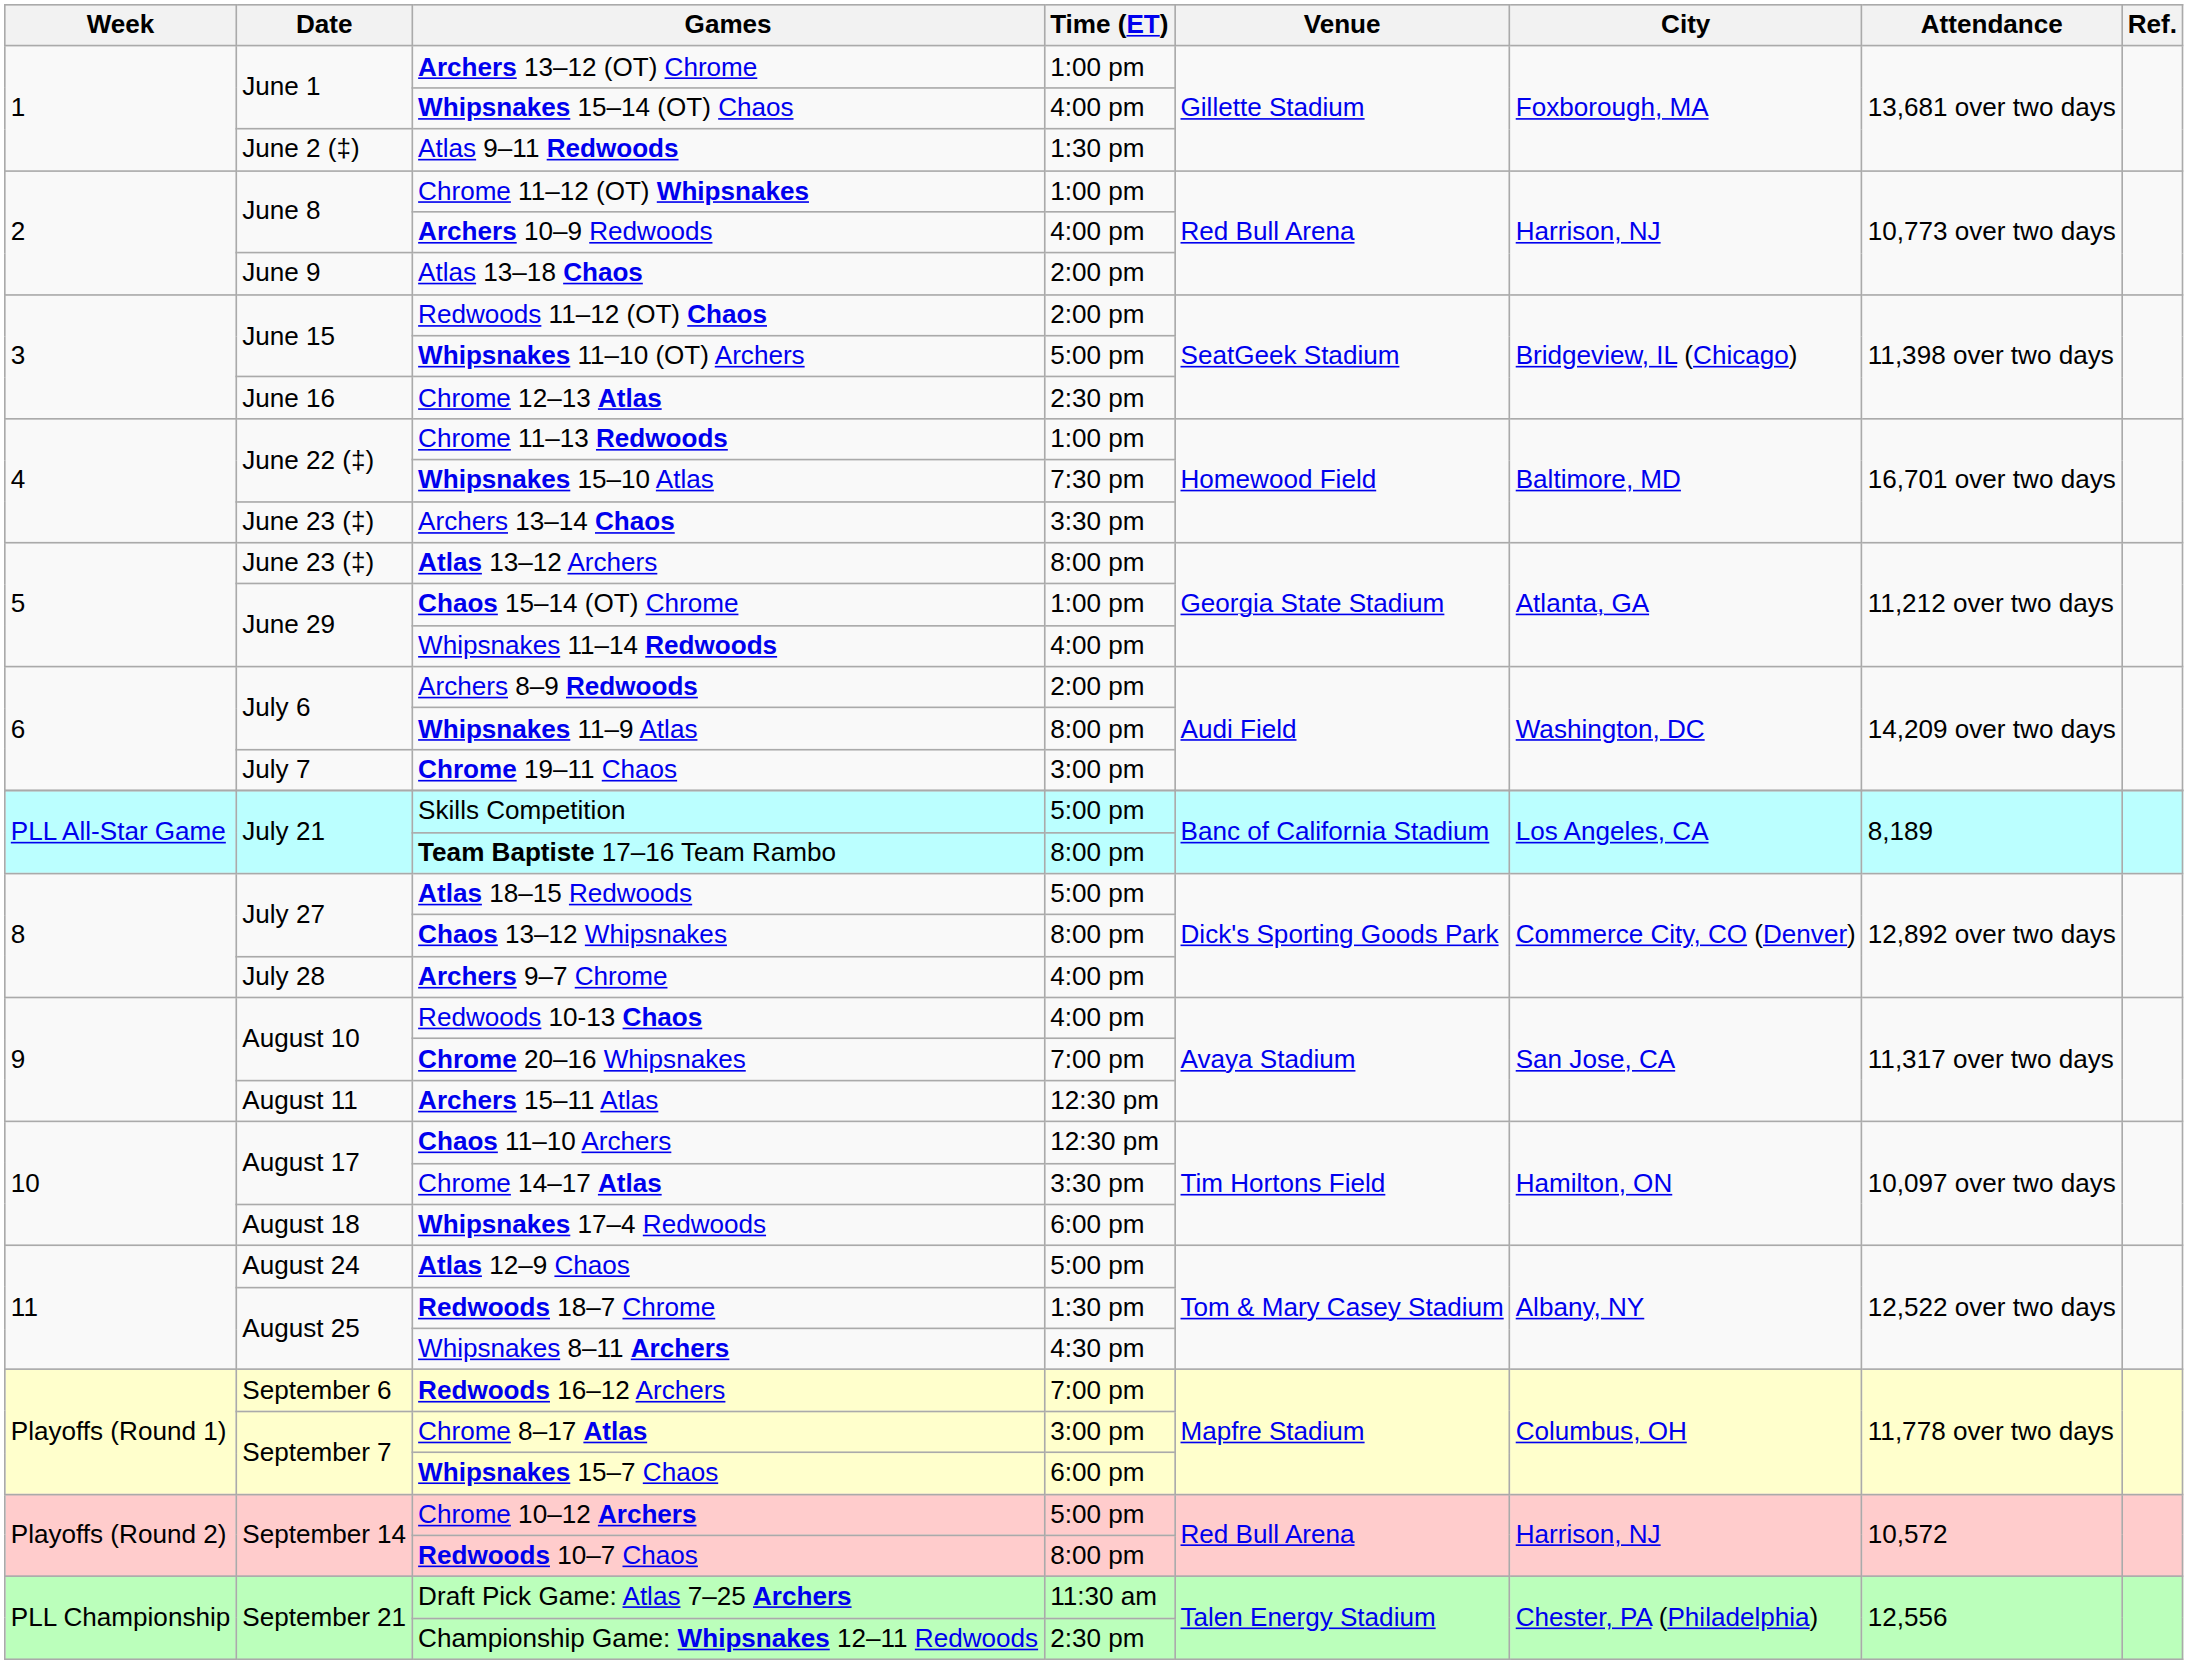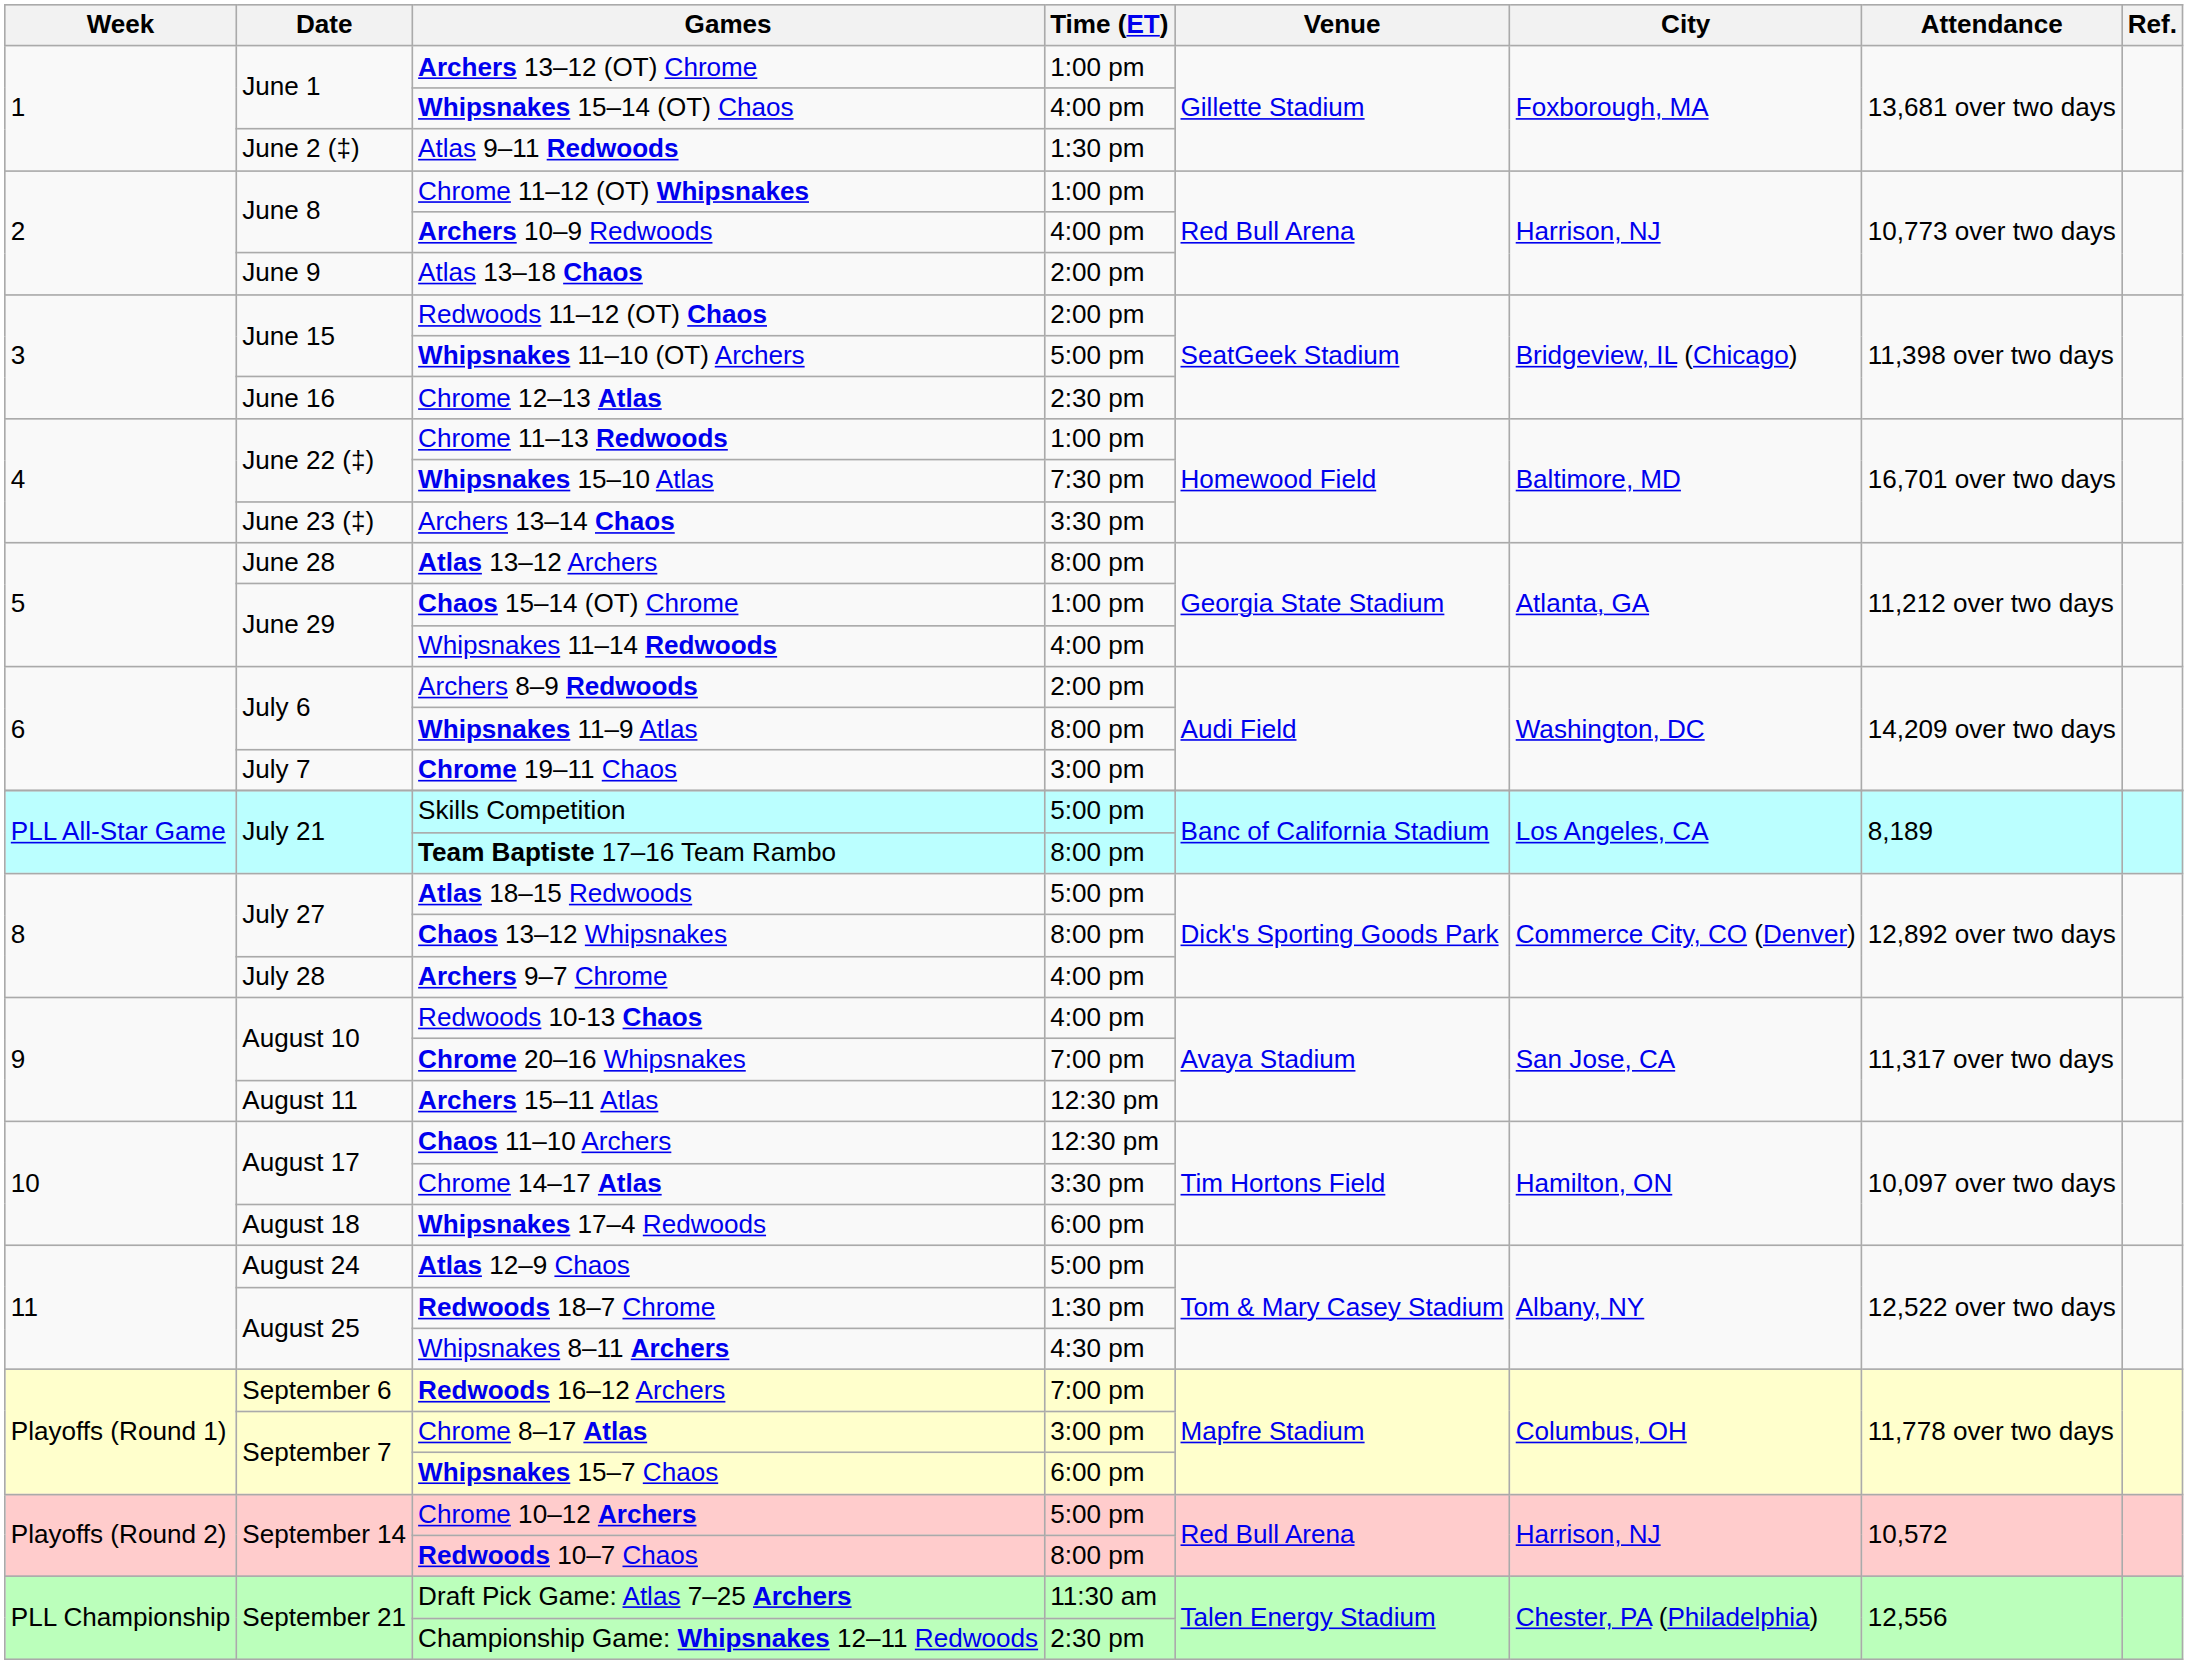(308, 562) June 23 (‡) -> (289, 562) June 28
